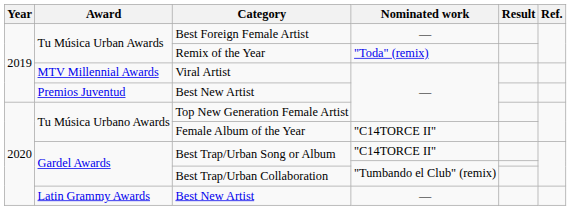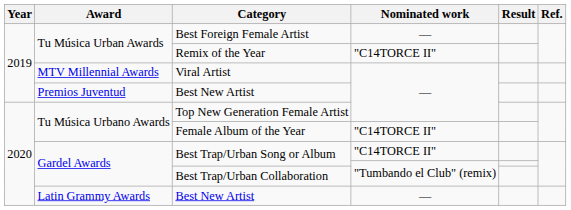(391, 53) "Toda" (remix) -> (395, 53) "C14TORCE II"
